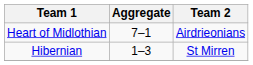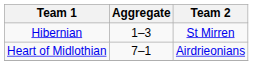rows swapped: (57, 32) <-> (57, 51)
